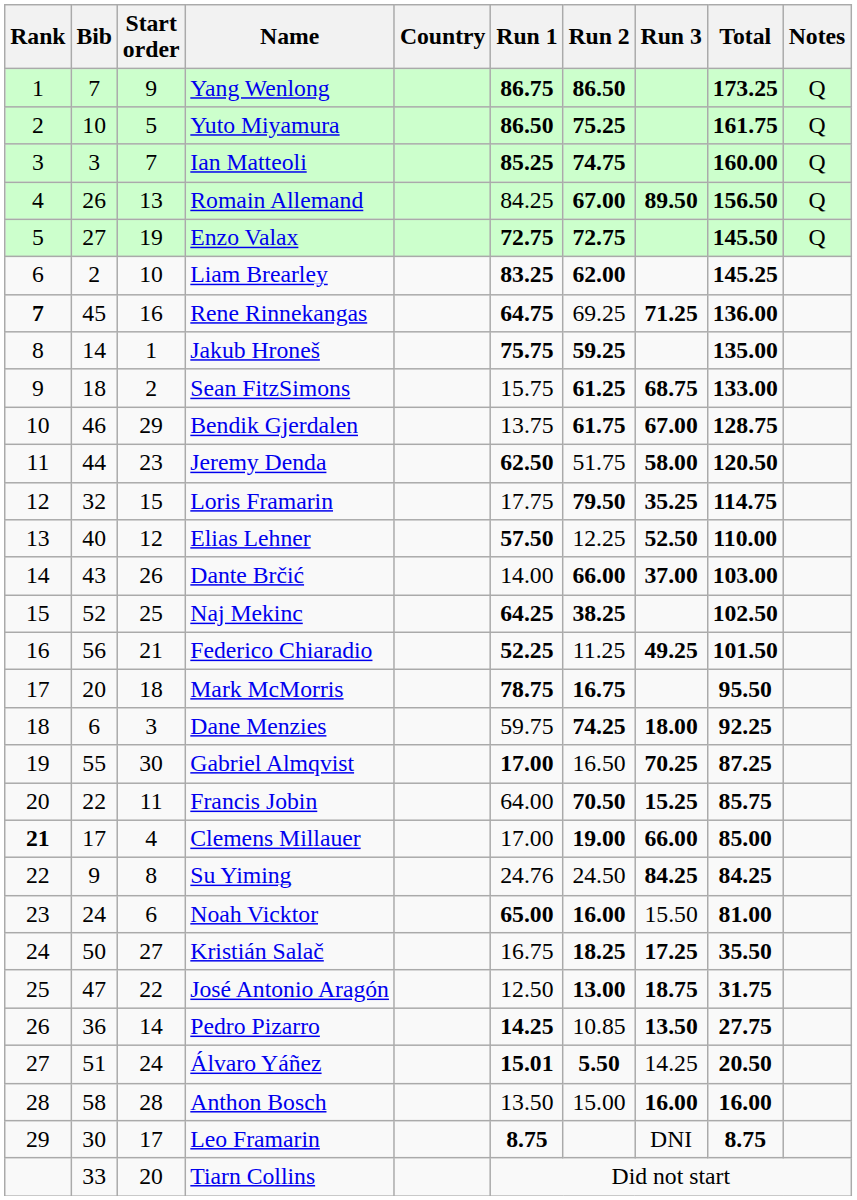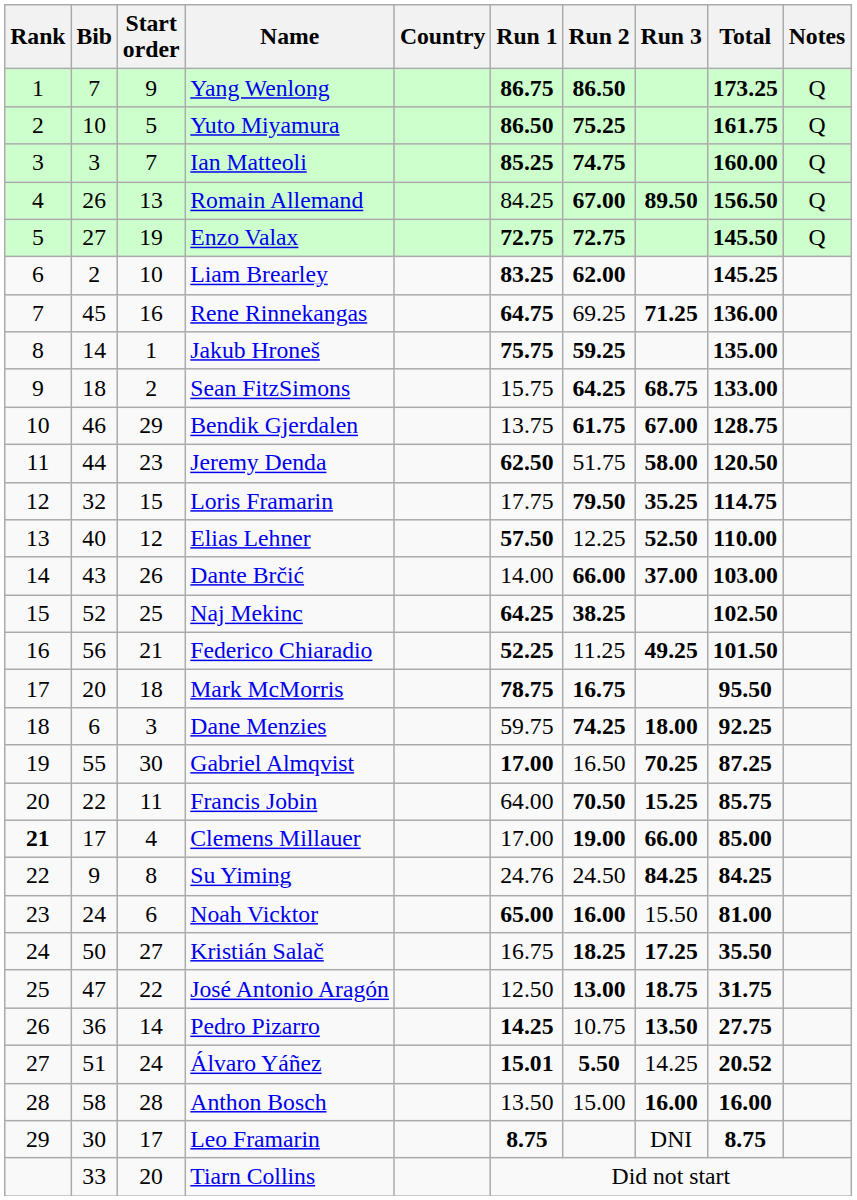(38, 312) bold -> (38, 312) normal
(599, 387) 61.25 -> (599, 387) 64.25
(599, 1026) 10.85 -> (599, 1026) 10.75
(745, 1063) 20.50 -> (745, 1063) 20.52
